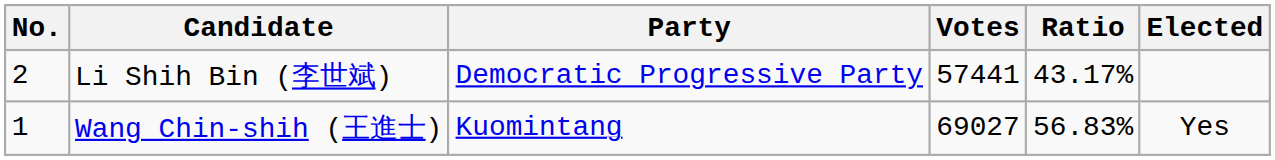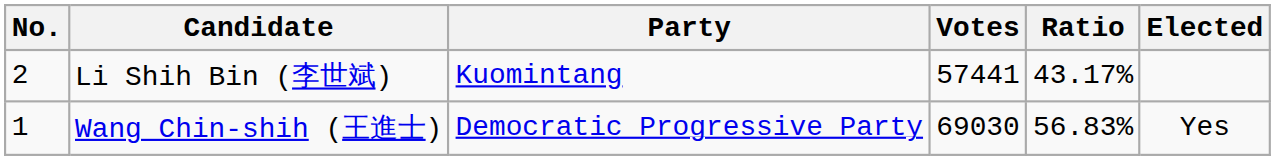(689, 76) Democratic Progressive Party -> (539, 76) Kuomintang
(539, 128) Kuomintang -> (689, 128) Democratic Progressive Party
(978, 128) 69027 -> (978, 128) 69030
